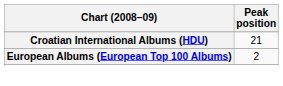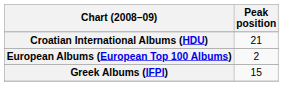+ row: (119, 72)
